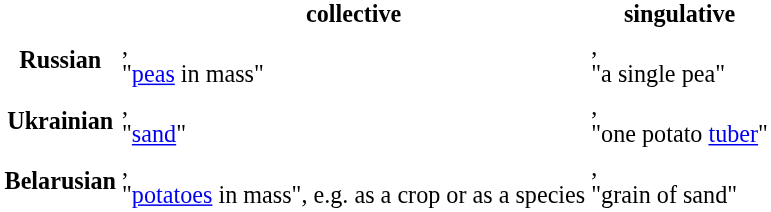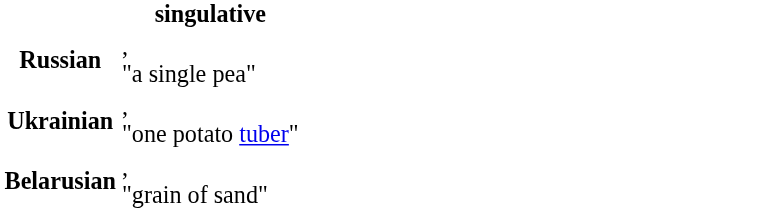- column: (354, 13)
